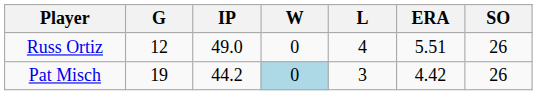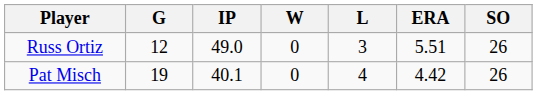(363, 47) 4 -> (363, 47) 3
(227, 75) 44.2 -> (227, 75) 40.1
(295, 75) lightblue background -> (295, 75) no background
(363, 75) 3 -> (363, 75) 4
